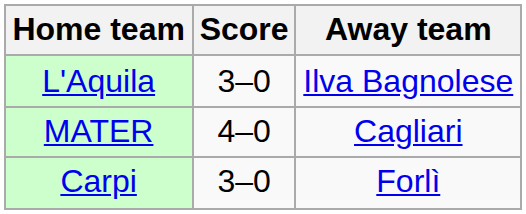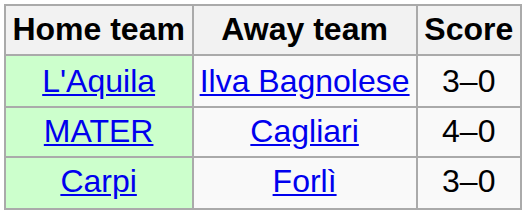columns swapped: (244, 29) <-> (408, 29)
